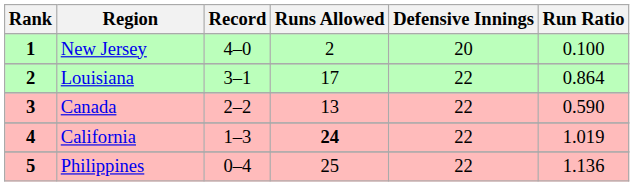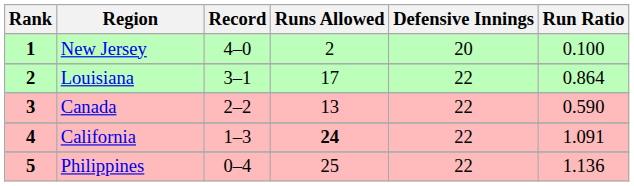(584, 136) 1.019 -> (584, 136) 1.091
